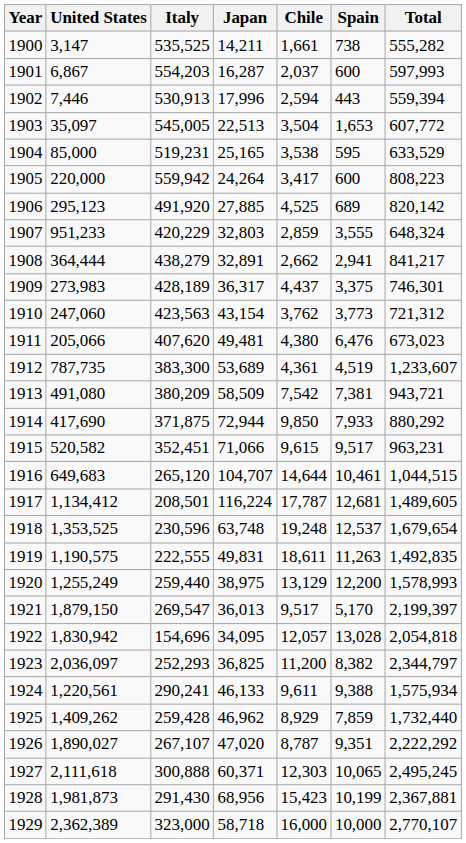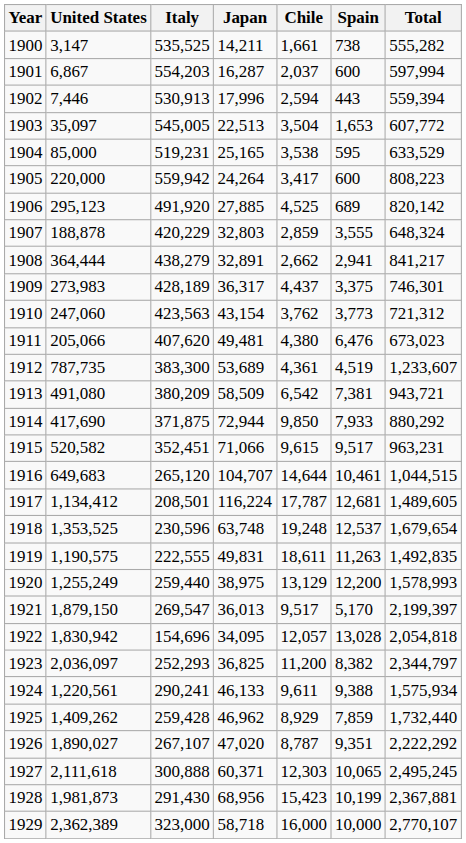(417, 71) 597,993 -> (417, 71) 597,994
(78, 233) 951,233 -> (78, 233) 188,878
(300, 394) 7,542 -> (300, 394) 6,542
